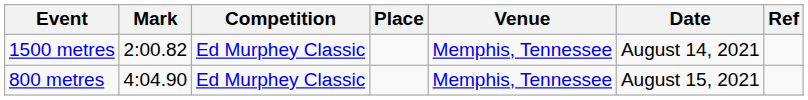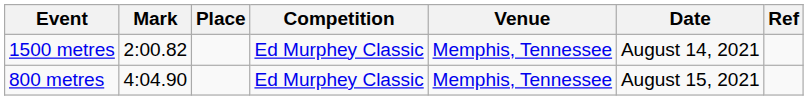columns swapped: (399, 19) <-> (281, 19)
